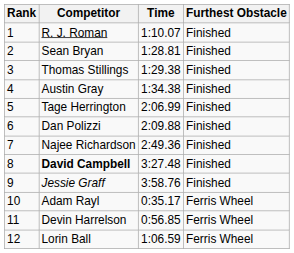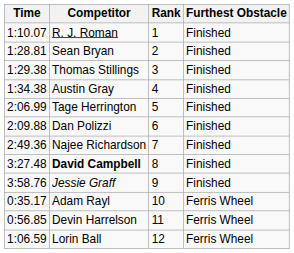columns swapped: (22, 13) <-> (161, 13)
